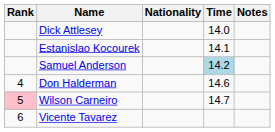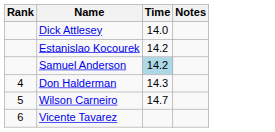- column: (173, 13)
(219, 48) 14.1 -> (157, 48) 14.2
(219, 83) 14.6 -> (157, 83) 14.3
(20, 100) pink background -> (20, 100) no background
